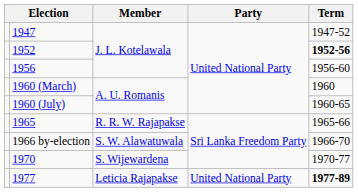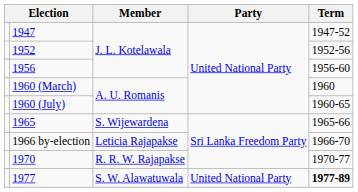(331, 50) bold -> (331, 50) normal
(140, 123) R. R. W. Rajapakse -> (132, 123) S. Wijewardena
(139, 141) S. W. Alawatuwala -> (136, 141) Leticia Rajapakse
(132, 159) S. Wijewardena -> (140, 159) R. R. W. Rajapakse
(136, 178) Leticia Rajapakse -> (139, 178) S. W. Alawatuwala
